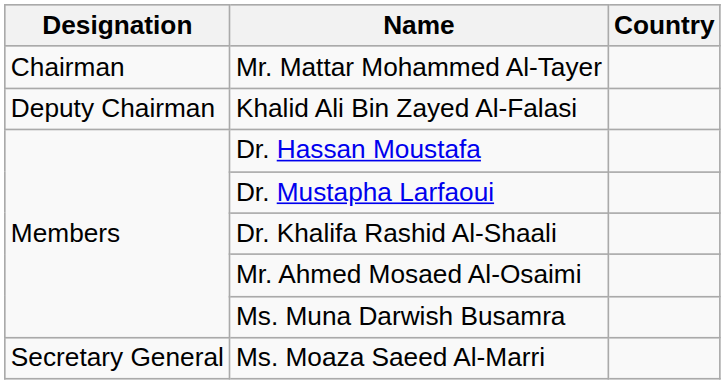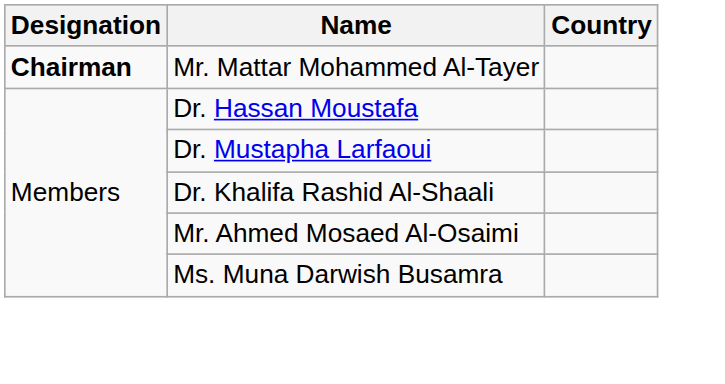(68, 66) normal -> (71, 66) bold
- row: (407, 108)
- row: (390, 358)
